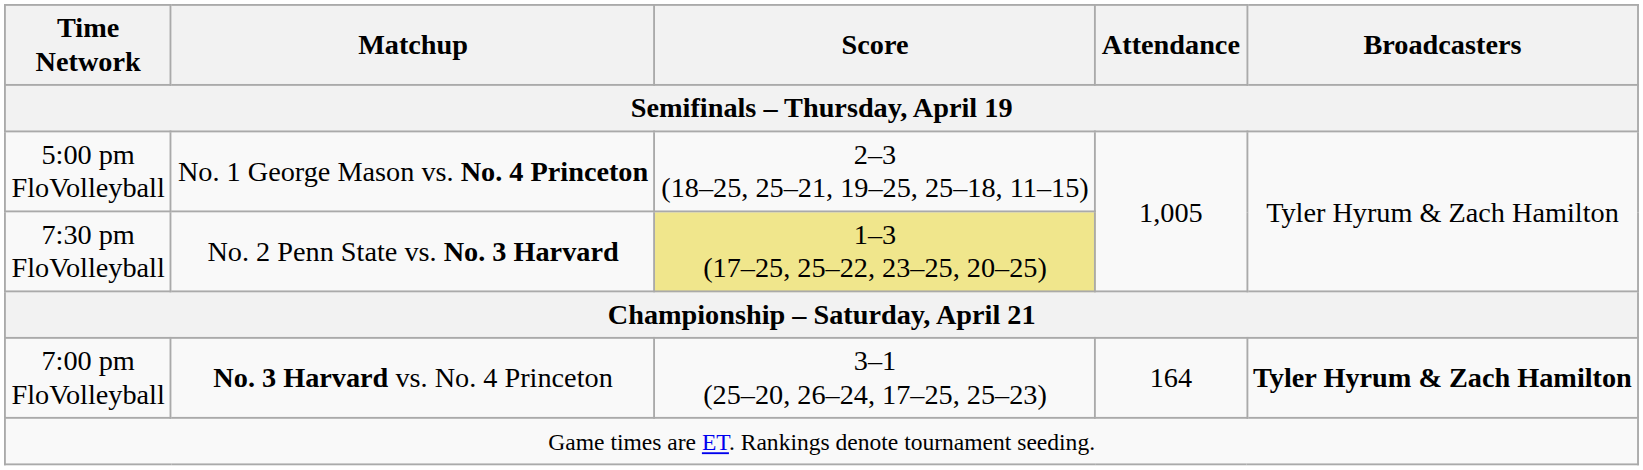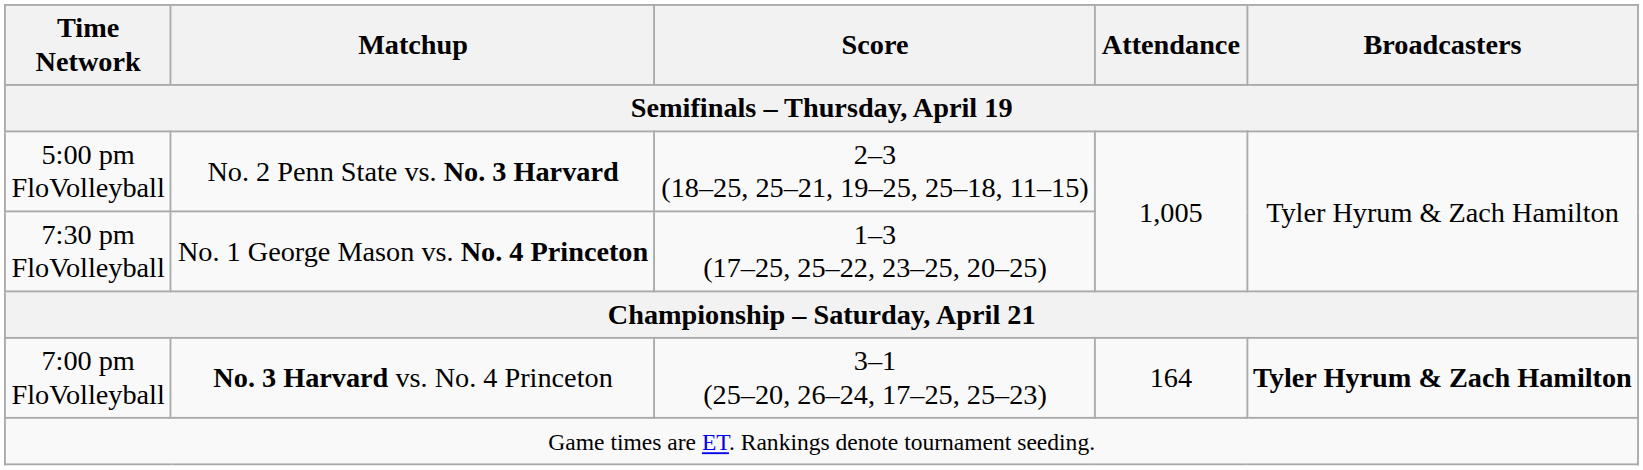(413, 171) No. 1 George Mason vs. No. 4 Princeton -> (413, 171) No. 2 Penn State vs. No. 3 Harvard
(413, 251) No. 2 Penn State vs. No. 3 Harvard -> (413, 251) No. 1 George Mason vs. No. 4 Princeton
(875, 251) khaki background -> (875, 251) no background
